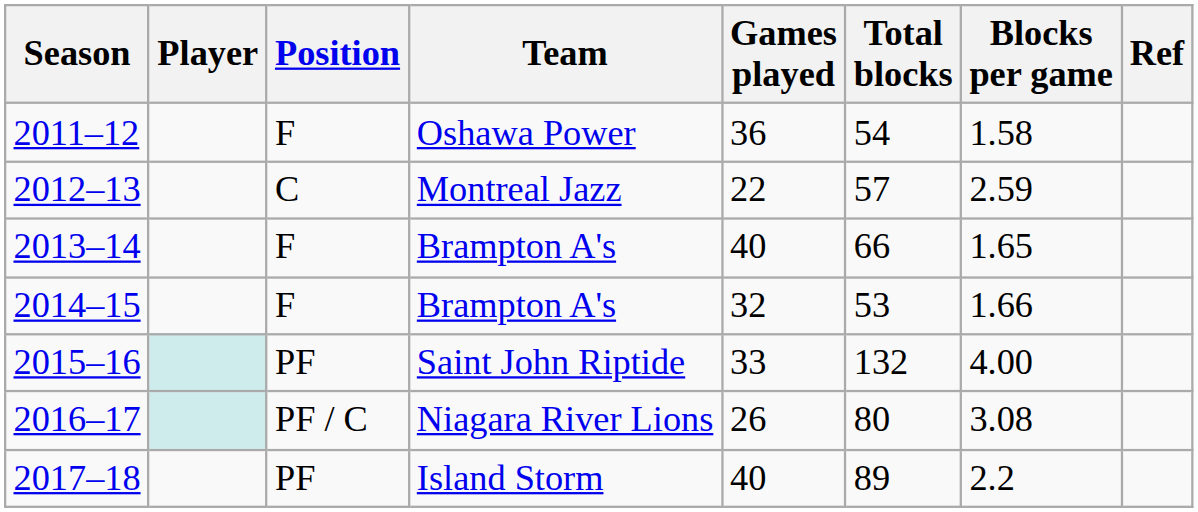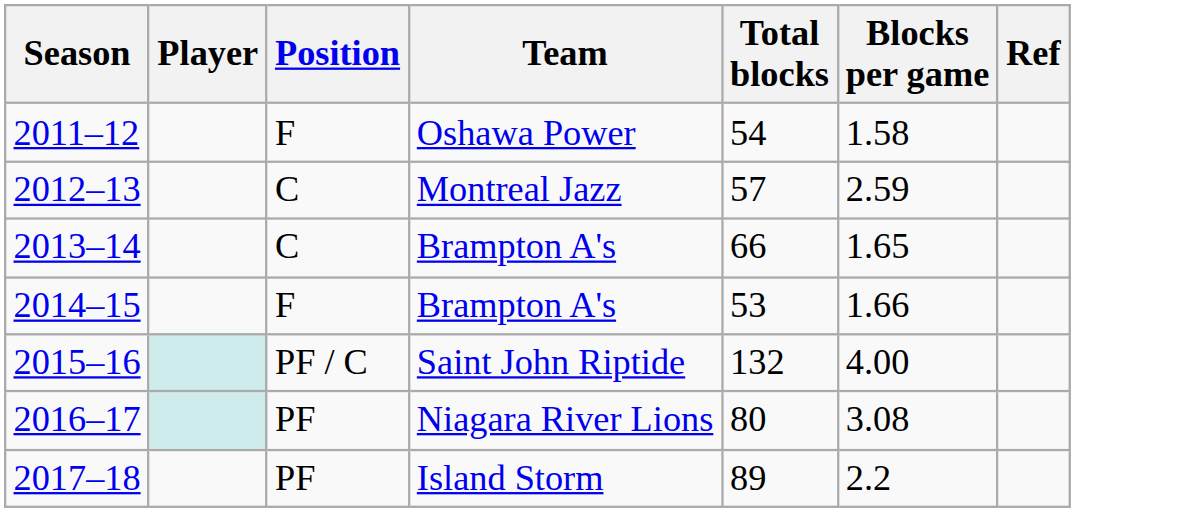- column: (784, 53)
(285, 246) F -> (287, 246) C
(295, 362) PF -> (321, 362) PF / C
(321, 419) PF / C -> (295, 419) PF
